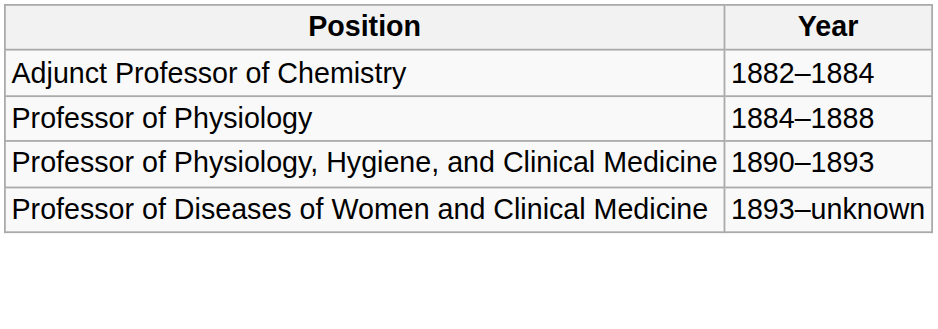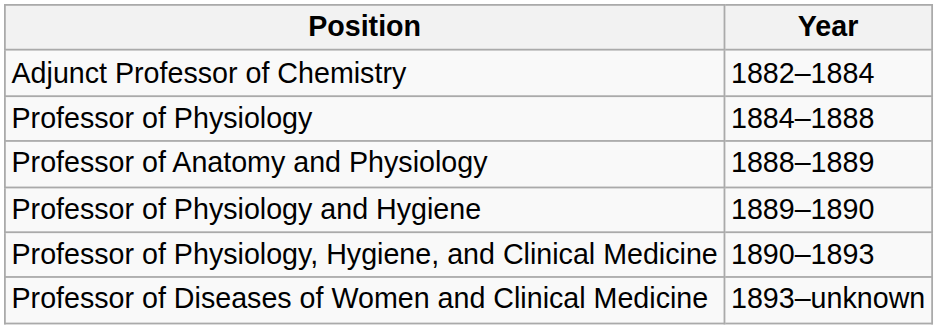+ row: (249, 163)
+ row: (246, 208)
